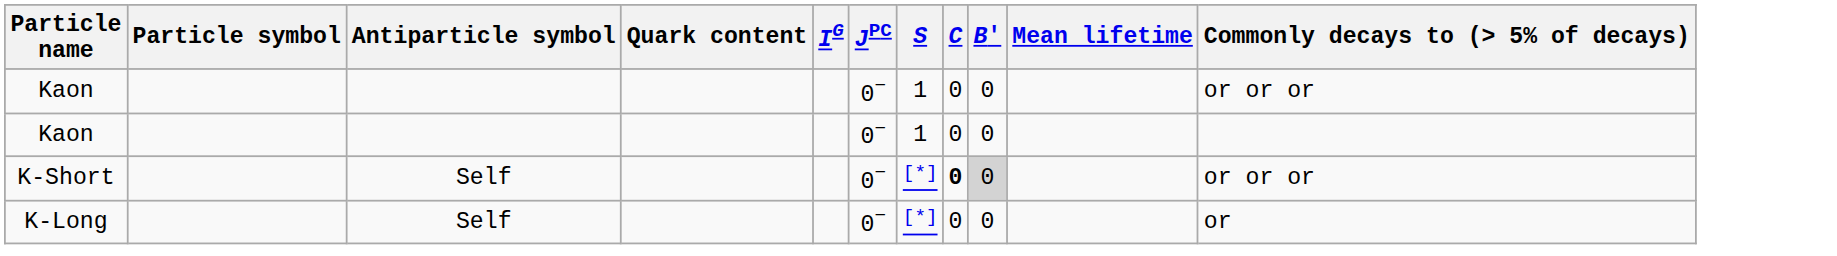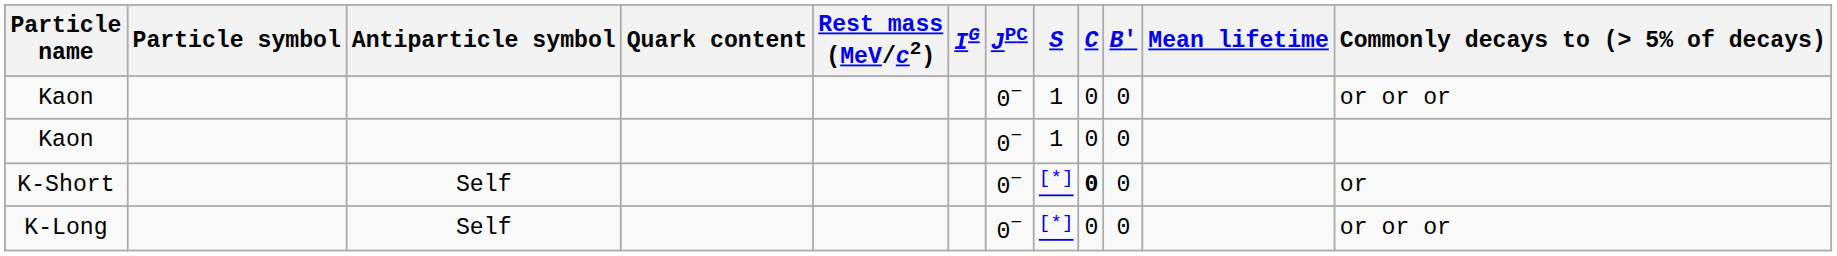+ column: (881, 40)
(987, 178) lightgrey background -> (1123, 184) no background
(1259, 178) or or or -> (1354, 184) or
(1218, 222) or -> (1395, 228) or or or
